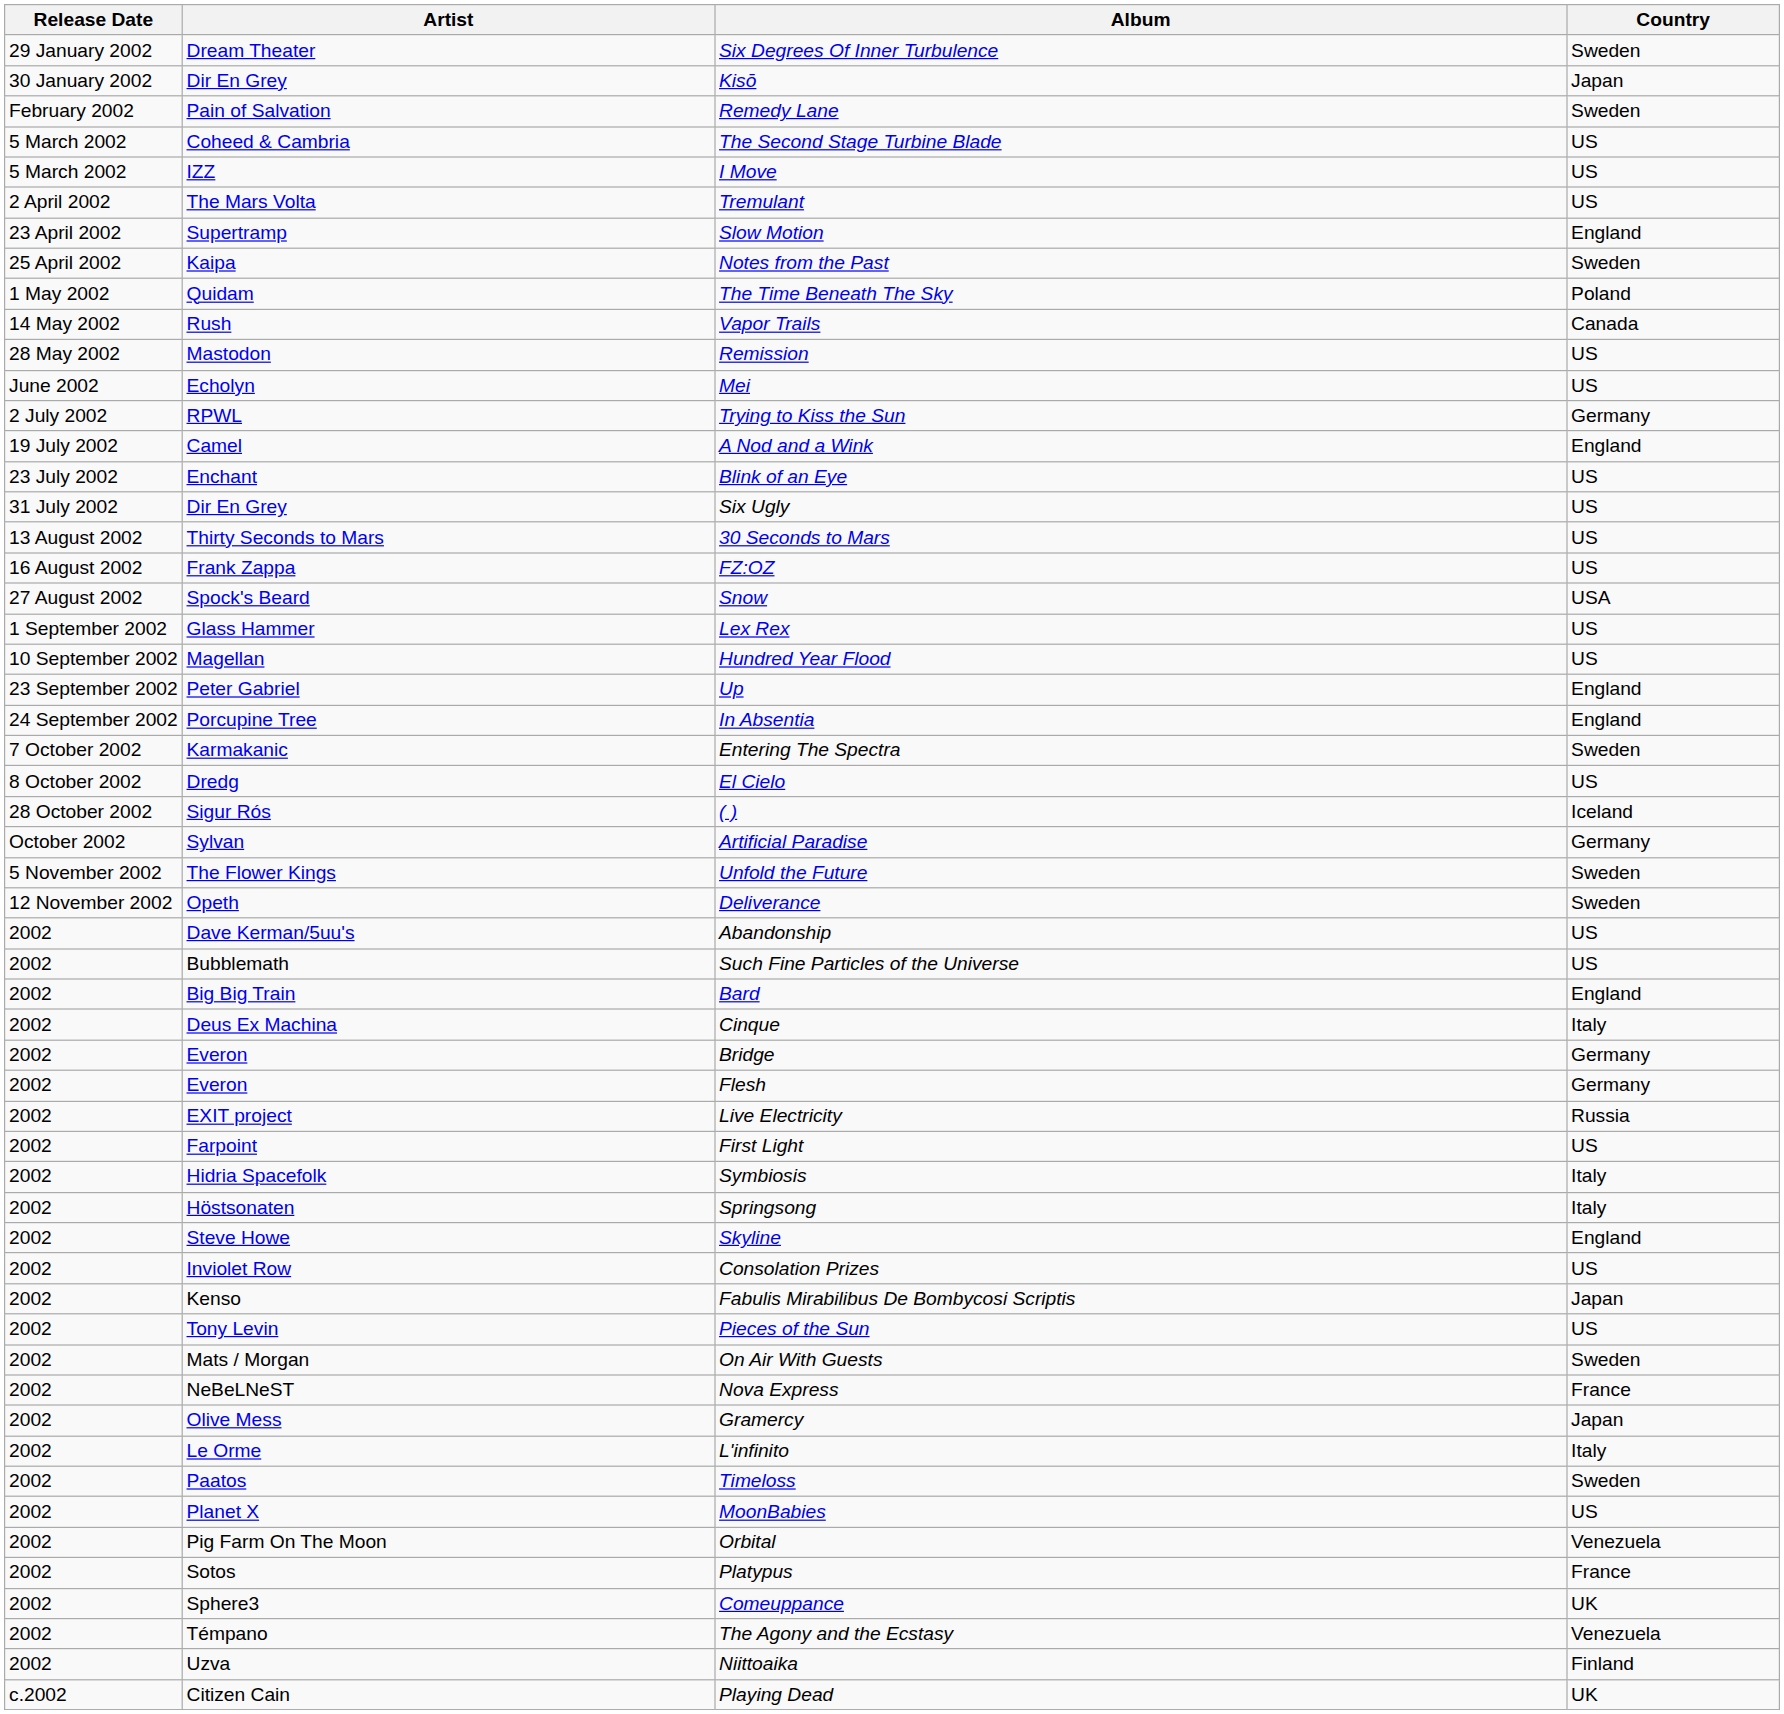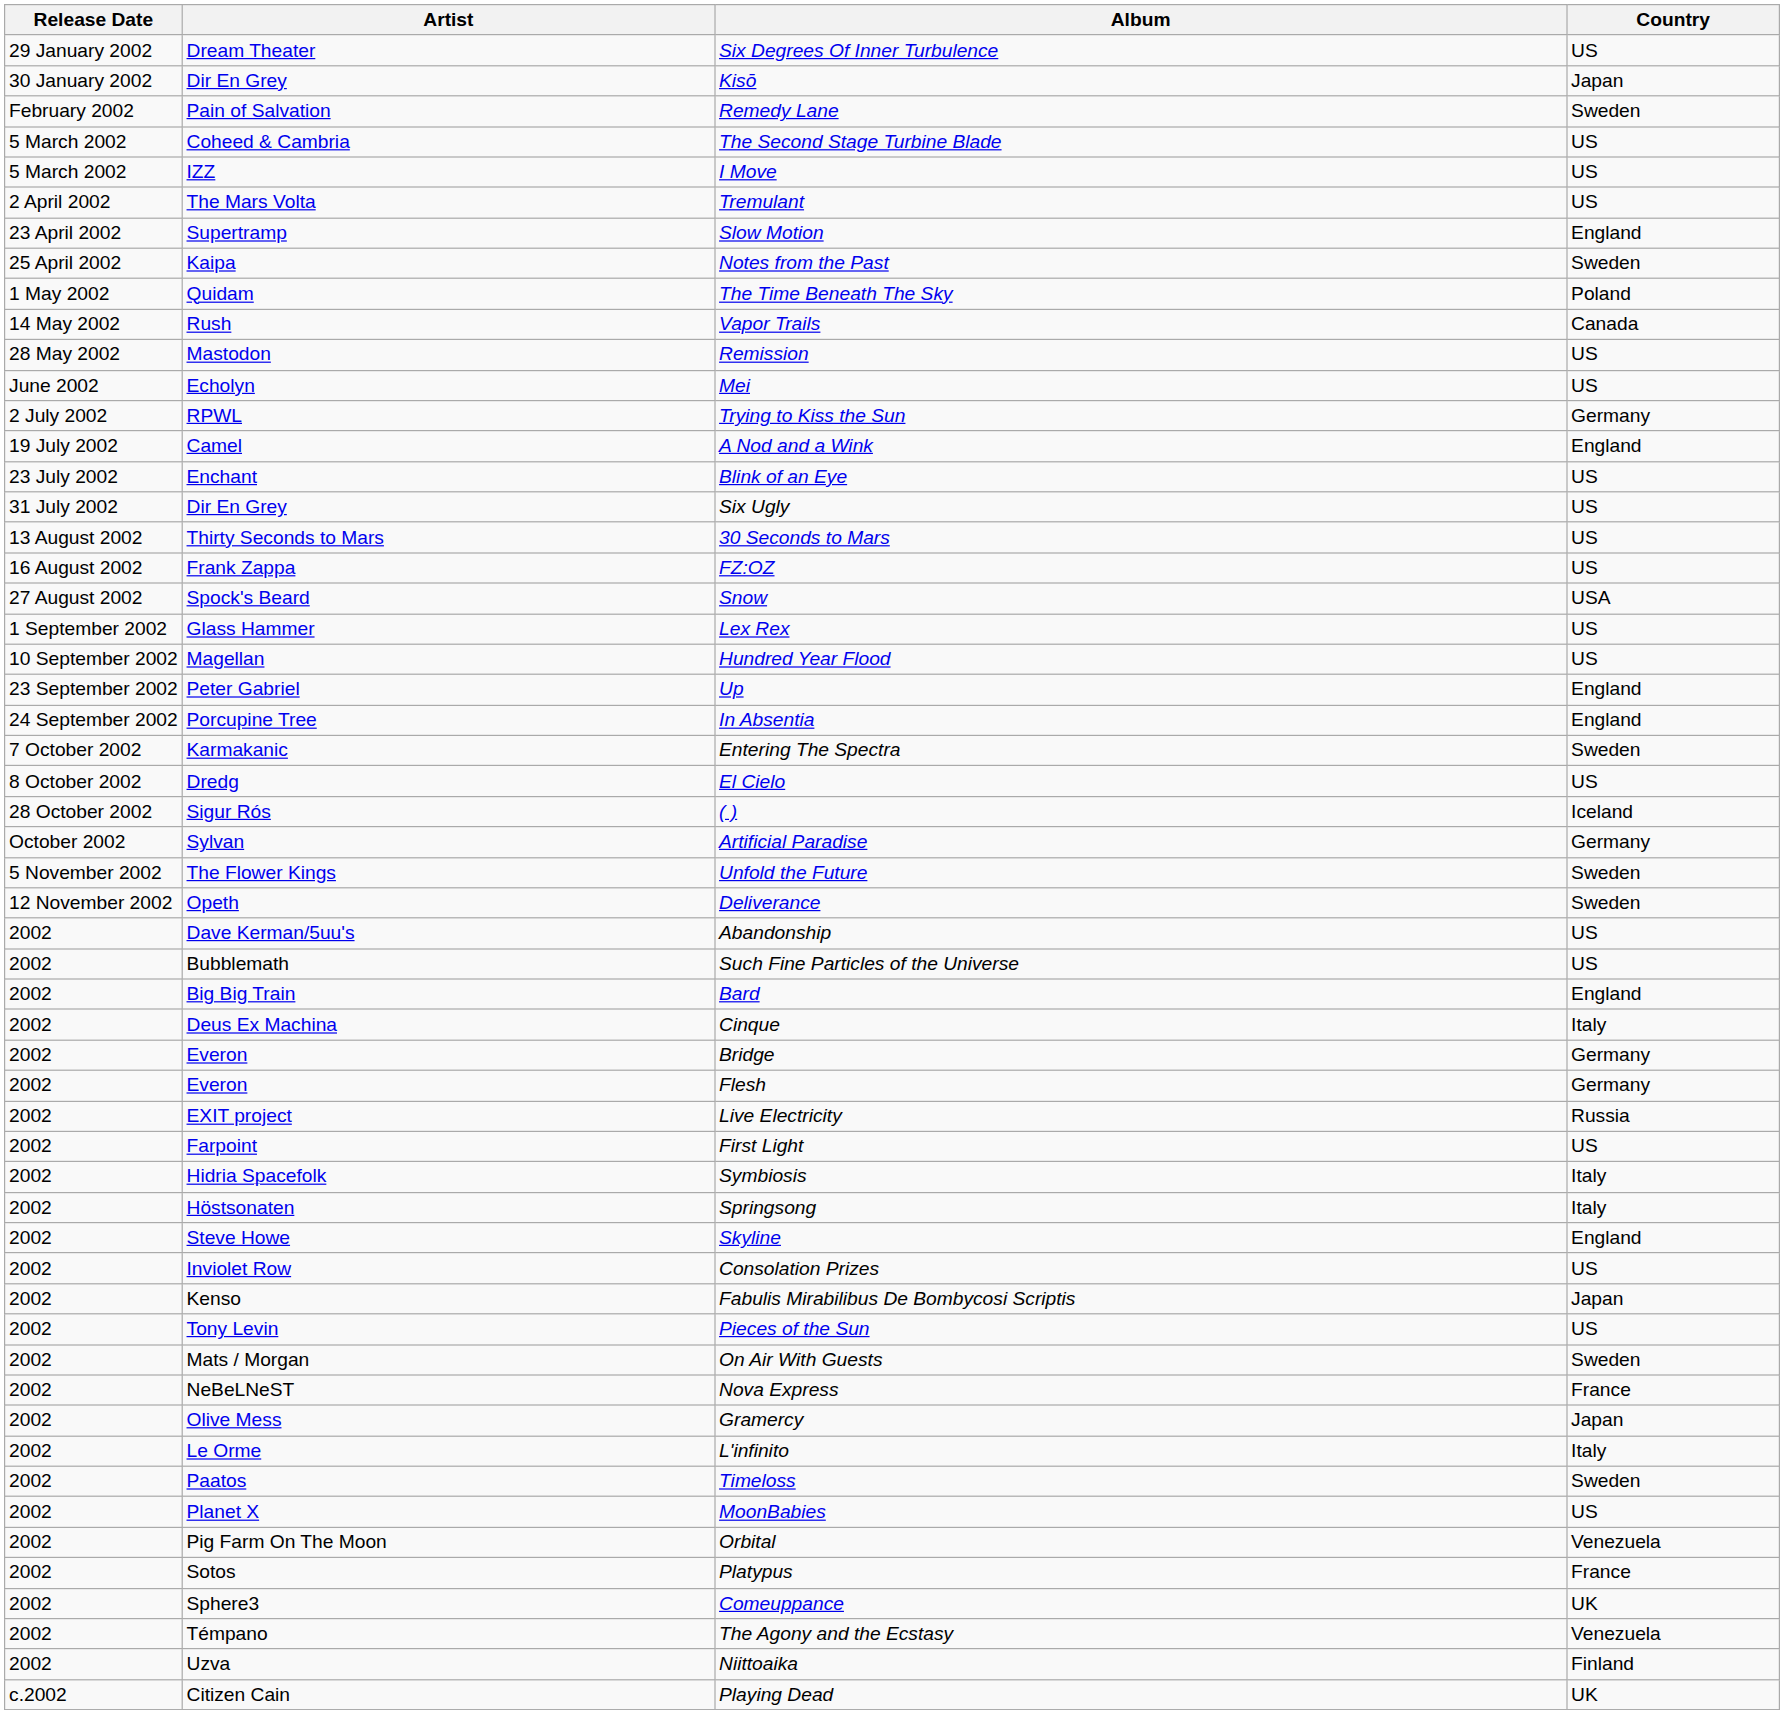(1606, 50) Sweden -> (1584, 50) US
